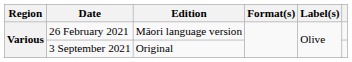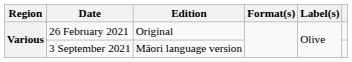(189, 31) Māori language version -> (154, 31) Original
(154, 48) Original -> (189, 48) Māori language version
